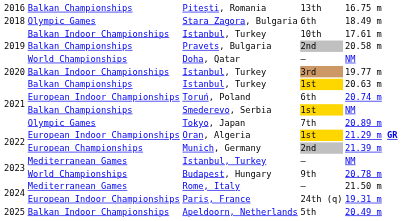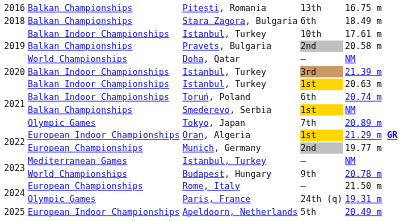(62, 21) Olympic Games -> (80, 21) Balkan Championships
(363, 72) 19.77 m -> (363, 72) 21.39 m
(80, 84) Balkan Championships -> (98, 84) Balkan Indoor Championships
(104, 97) European Indoor Championships -> (98, 97) Balkan Indoor Championships
(363, 148) 21.39 m -> (363, 148) 19.77 m
(77, 186) Mediterranean Games -> (85, 186) European Championships
(104, 199) European Indoor Championships -> (62, 199) Olympic Games
(98, 212) Balkan Indoor Championships -> (104, 212) European Indoor Championships
